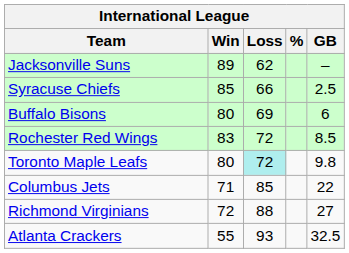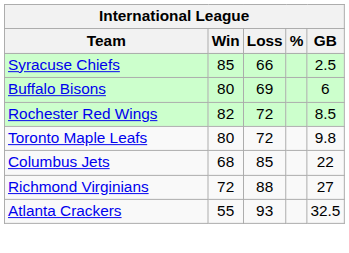- row: (69, 65)
(226, 138) 83 -> (226, 114) 82
(265, 162) paleturquoise background -> (265, 138) no background
(226, 187) 71 -> (226, 162) 68
